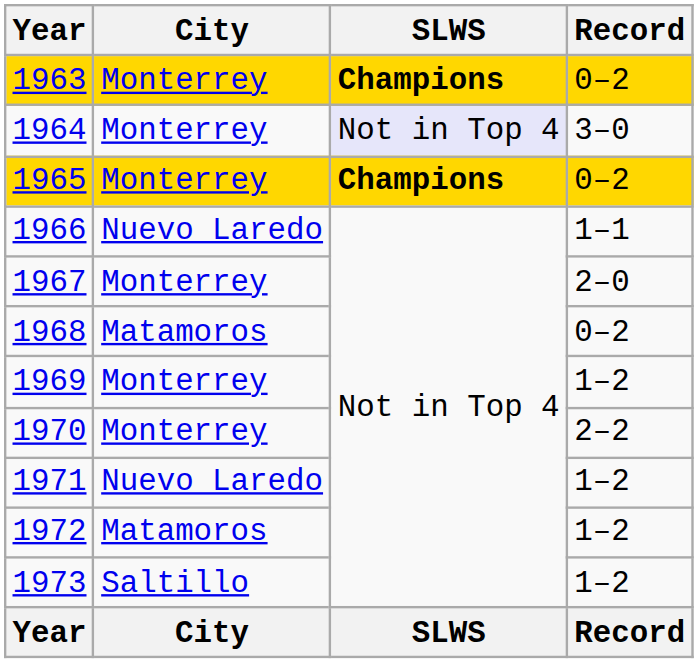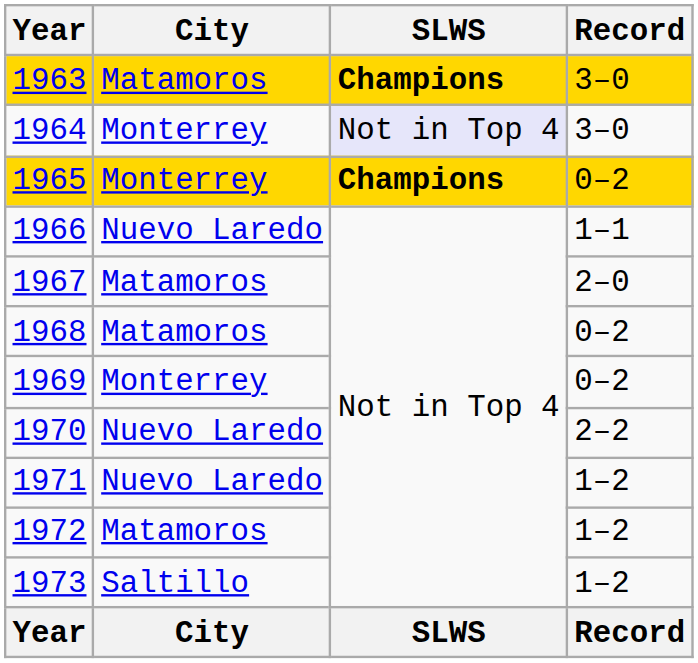(184, 81) Monterrey -> (184, 81) Matamoros
(602, 81) 0–2 -> (602, 81) 3–0
(184, 281) Monterrey -> (184, 281) Matamoros
(602, 382) 1–2 -> (602, 382) 0–2
(184, 432) Monterrey -> (212, 432) Nuevo Laredo
